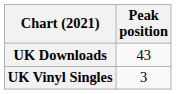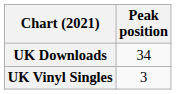(144, 54) 43 -> (144, 54) 34
